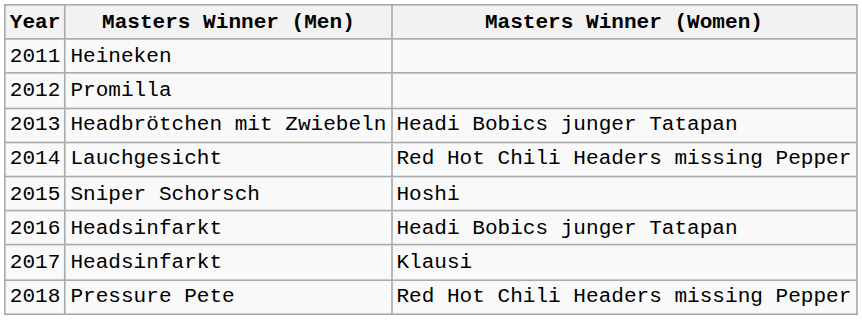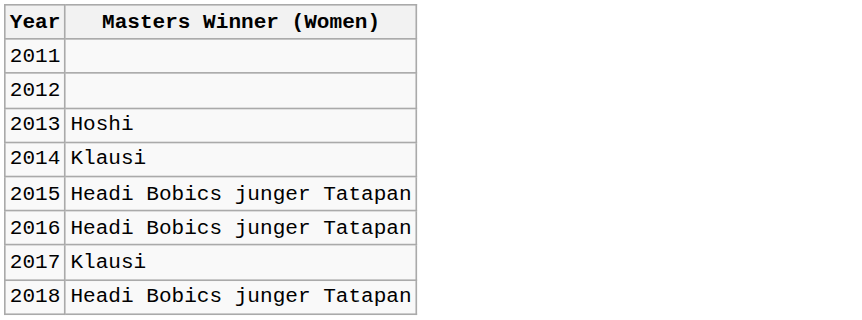- column: (228, 22)
(567, 125) Headi Bobics junger Tatapan -> (102, 125) Hoshi
(624, 159) Red Hot Chili Headers missing Pepper -> (108, 159) Klausi
(428, 194) Hoshi -> (241, 194) Headi Bobics junger Tatapan
(624, 297) Red Hot Chili Headers missing Pepper -> (241, 297) Headi Bobics junger Tatapan
